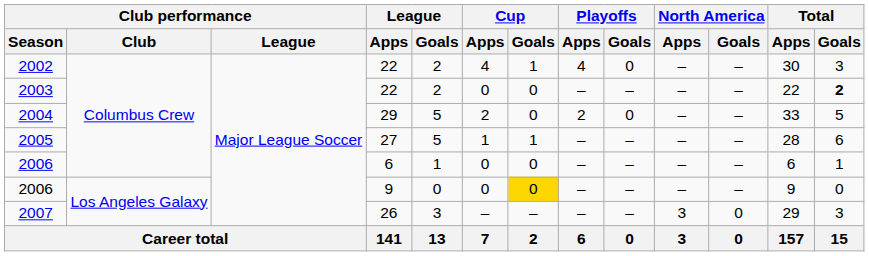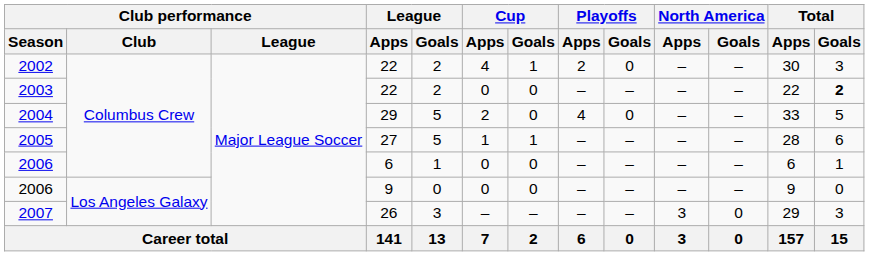(581, 66) 4 -> (581, 66) 2
(581, 115) 2 -> (581, 115) 4
(533, 189) gold background -> (533, 189) no background
